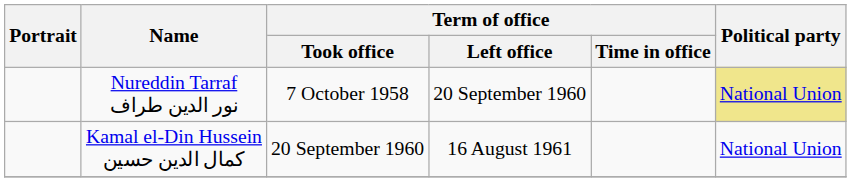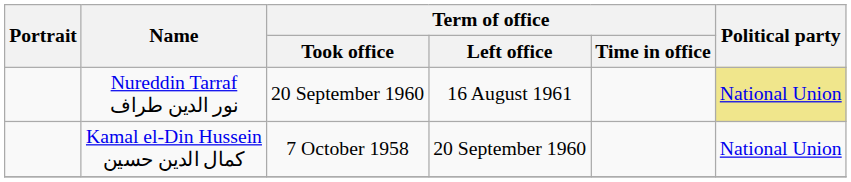(348, 94) 7 October 1958 -> (348, 94) 20 September 1960
(510, 94) 20 September 1960 -> (510, 94) 16 August 1961
(348, 148) 20 September 1960 -> (348, 148) 7 October 1958
(510, 148) 16 August 1961 -> (510, 148) 20 September 1960
